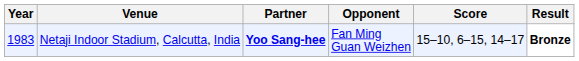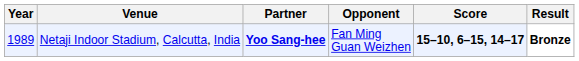(21, 40) 1983 -> (21, 40) 1989
(470, 40) normal -> (470, 40) bold
